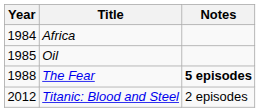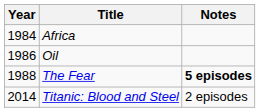(22, 55) 1985 -> (22, 55) 1986
(22, 96) 2012 -> (22, 96) 2014
